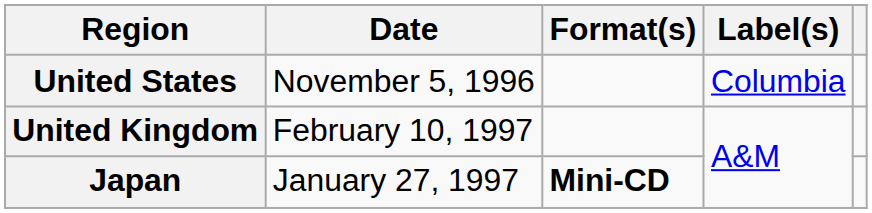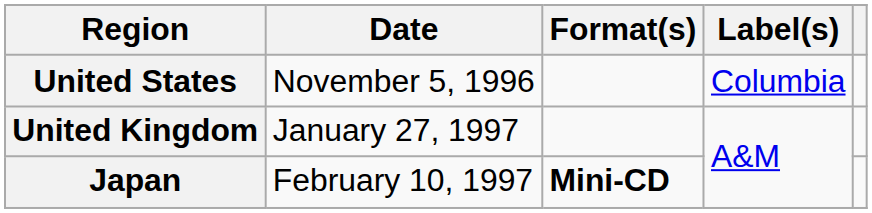(403, 130) February 10, 1997 -> (396, 130) January 27, 1997
(396, 181) January 27, 1997 -> (403, 181) February 10, 1997
